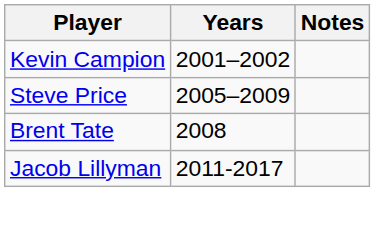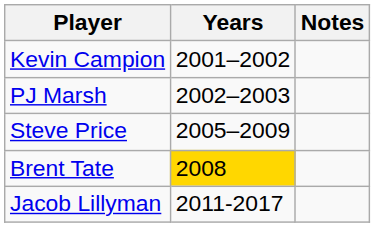+ row: (58, 95)
(201, 131) no background -> (201, 167) gold background
